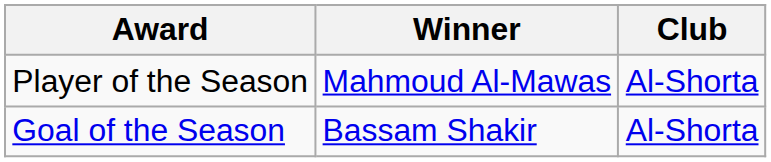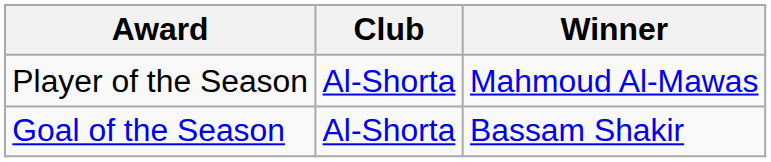columns swapped: (467, 29) <-> (692, 29)
